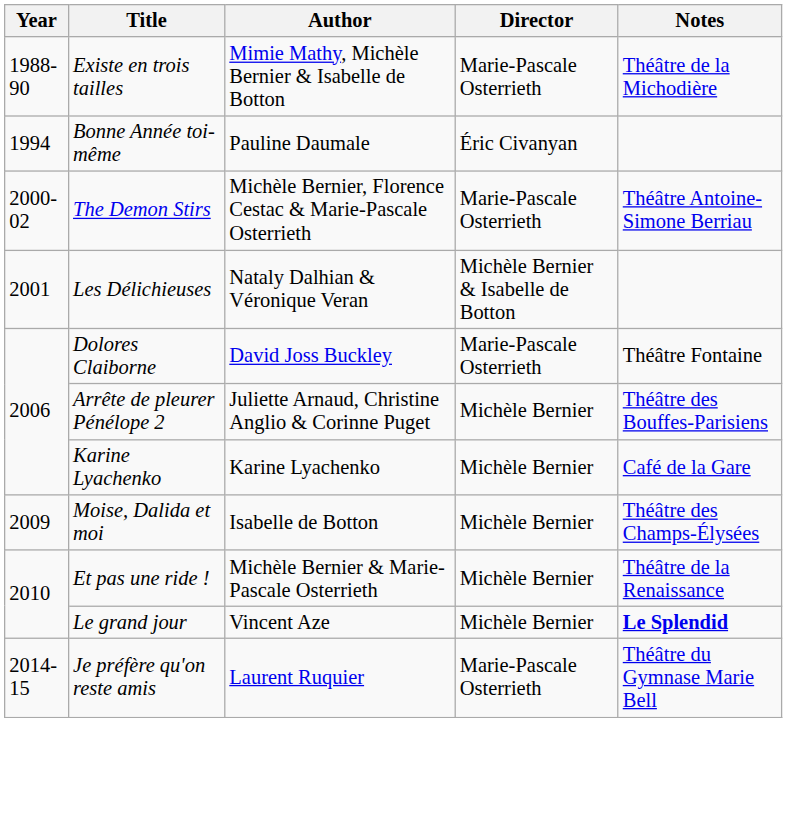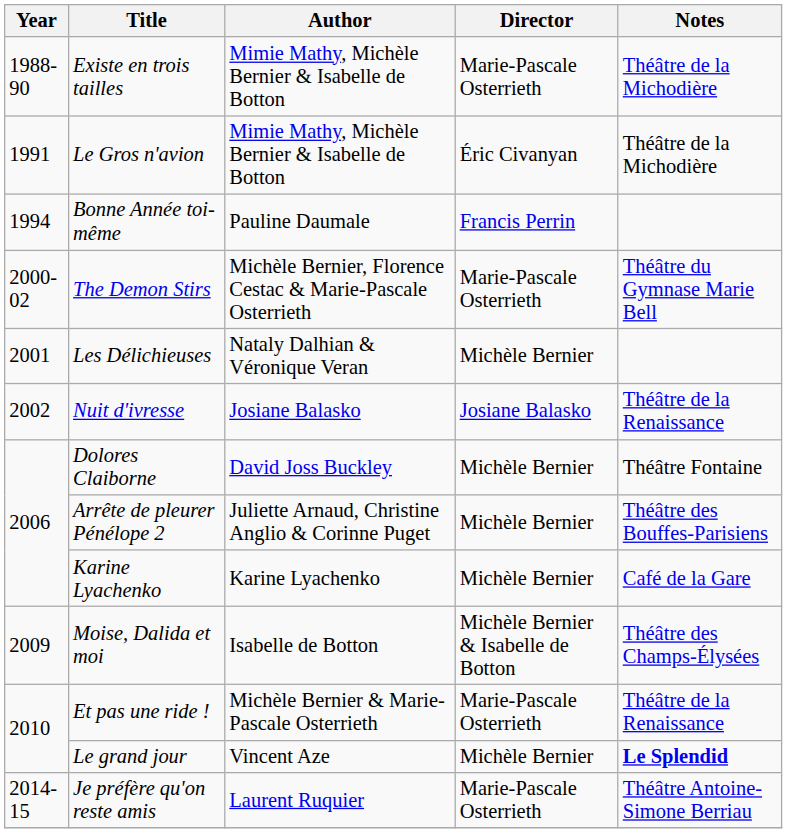+ row: (139, 154)
(519, 143) Éric Civanyan -> (517, 221) Francis Perrin
(692, 210) Théâtre Antoine-Simone Berriau -> (688, 288) Théâtre du Gymnase Marie Bell
(527, 288) Michèle Bernier & Isabelle de Botton -> (527, 355) Michèle Bernier
+ row: (129, 411)
(518, 355) Marie-Pascale Osterrieth -> (527, 466) Michèle Bernier
(527, 522) Michèle Bernier -> (527, 645) Michèle Bernier & Isabelle de Botton
(527, 578) Michèle Bernier -> (518, 712) Marie-Pascale Osterrieth
(688, 677) Théâtre du Gymnase Marie Bell -> (692, 800) Théâtre Antoine-Simone Berriau
